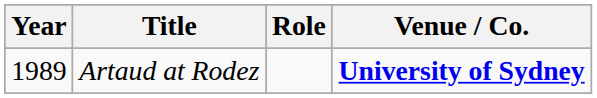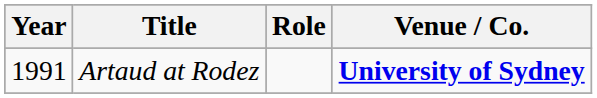(39, 70) 1989 -> (39, 70) 1991
